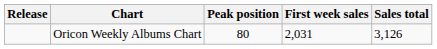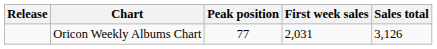(243, 34) 80 -> (243, 34) 77
